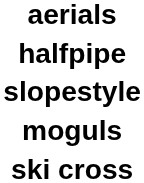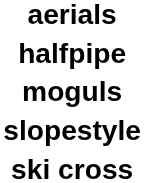rows swapped: (72, 130) <-> (72, 92)
